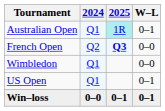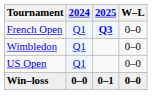- row: (42, 30)
(93, 47) Q2 -> (79, 30) Q1
(147, 81) 0–1 -> (133, 64) 0–0
(147, 98) 0–1 -> (133, 81) 0–0
